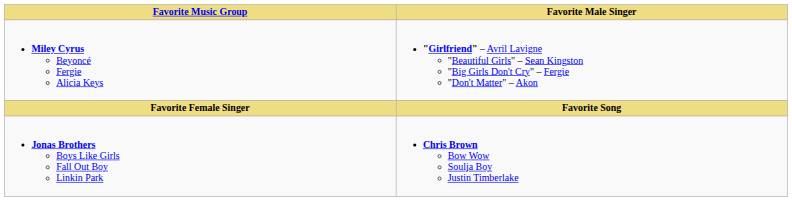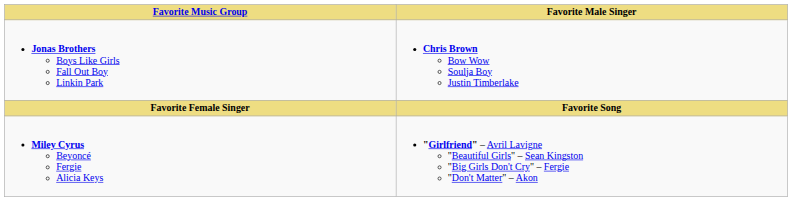rows swapped: (200, 162) <-> (200, 66)
